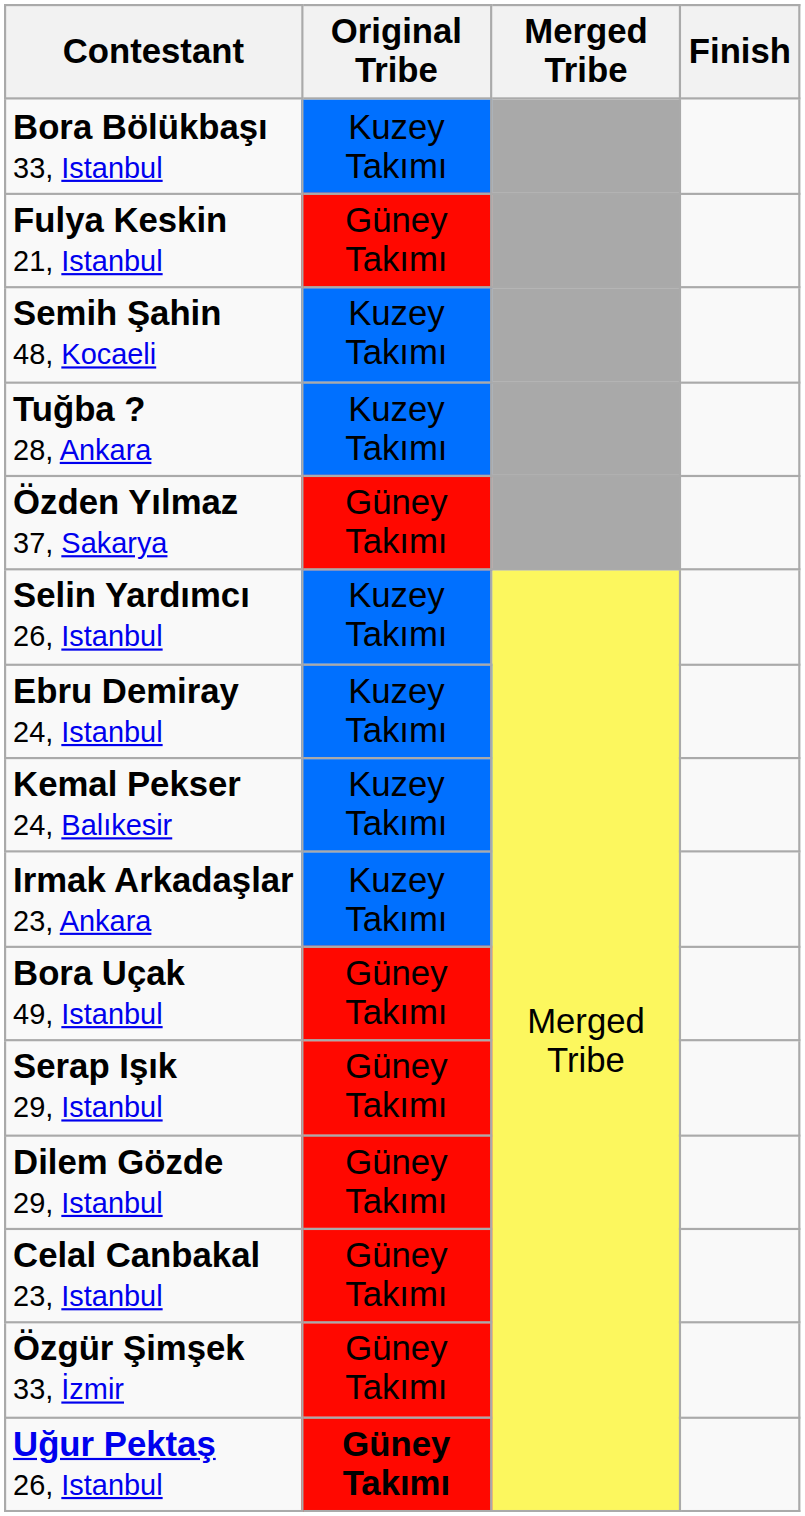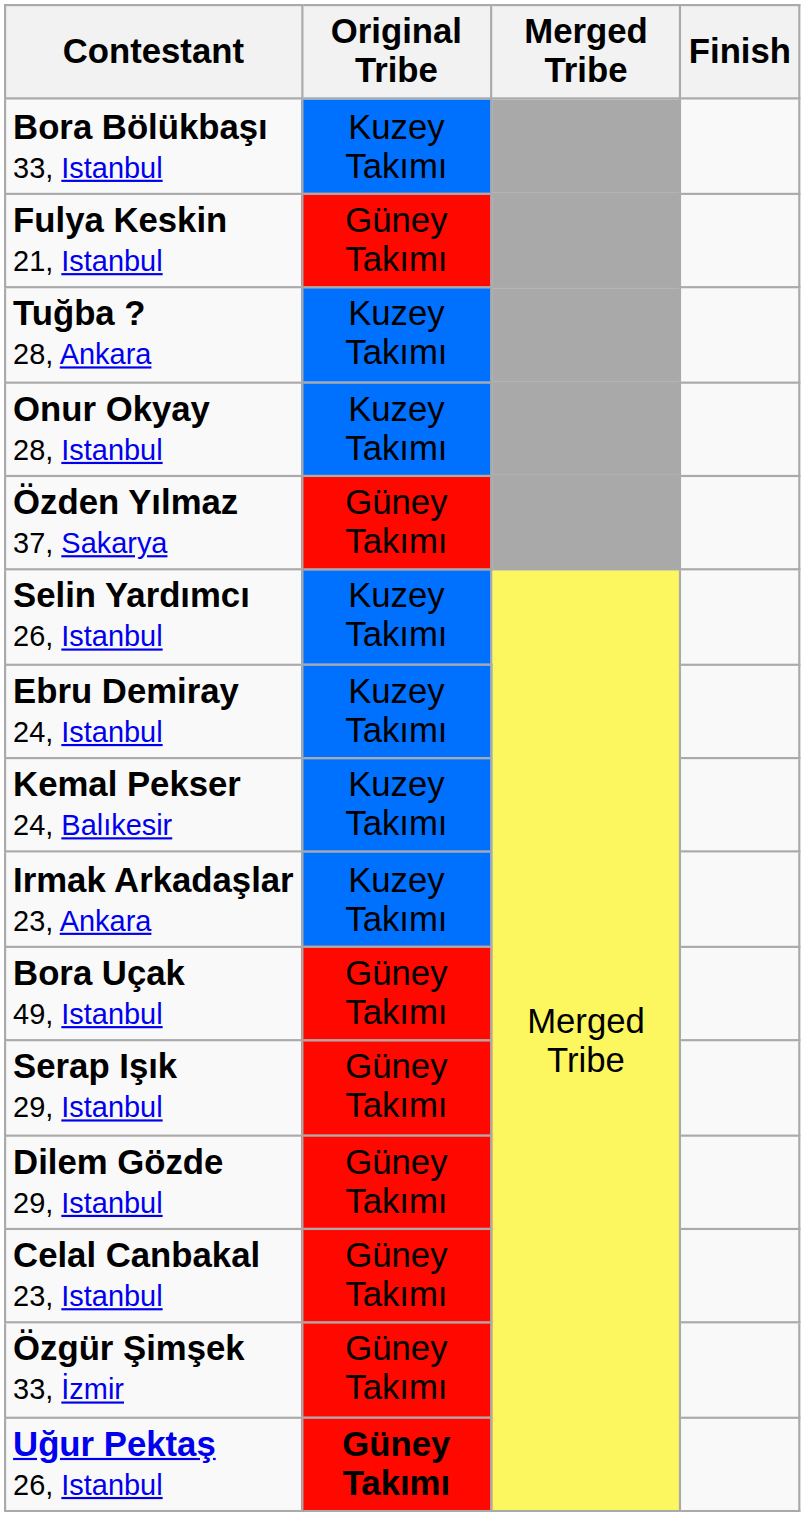- row: (117, 333)
+ row: (111, 428)
